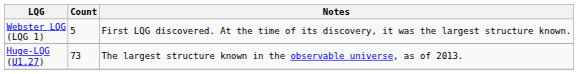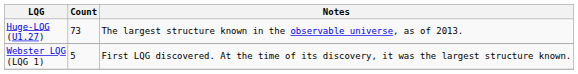rows swapped: (36, 31) <-> (28, 56)
